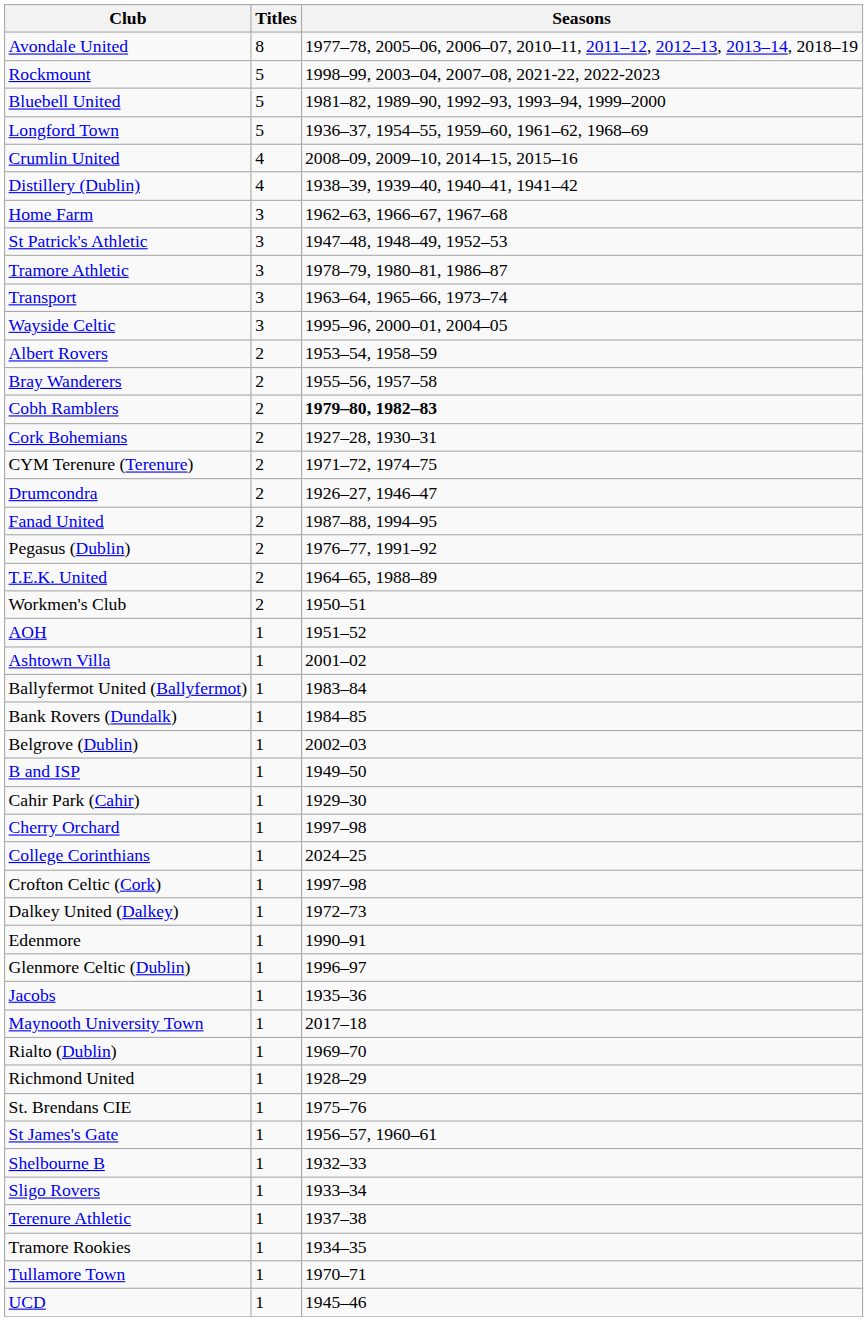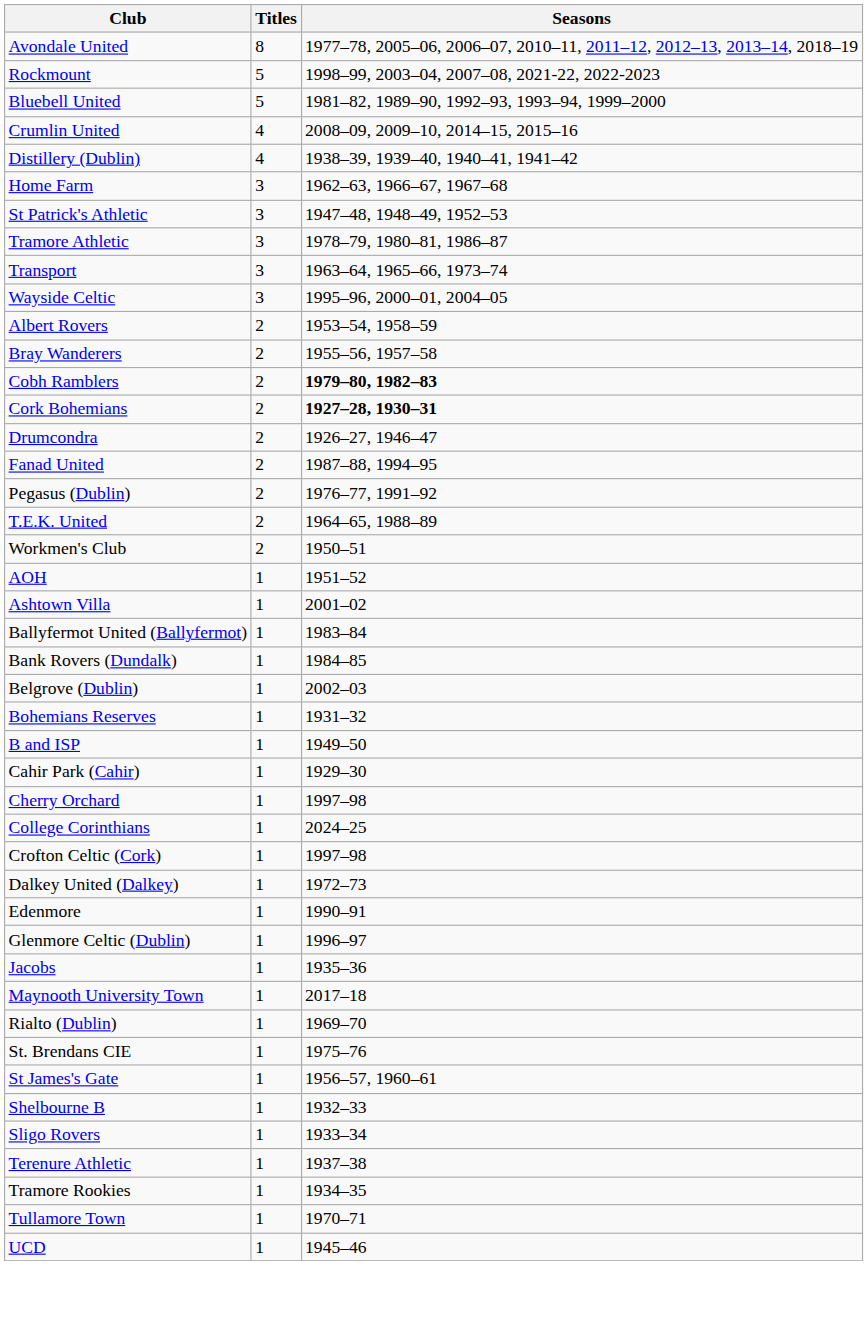- row: (64, 130)
(371, 437) normal -> (371, 409) bold
- row: (101, 465)
+ row: (82, 716)
- row: (71, 1079)
